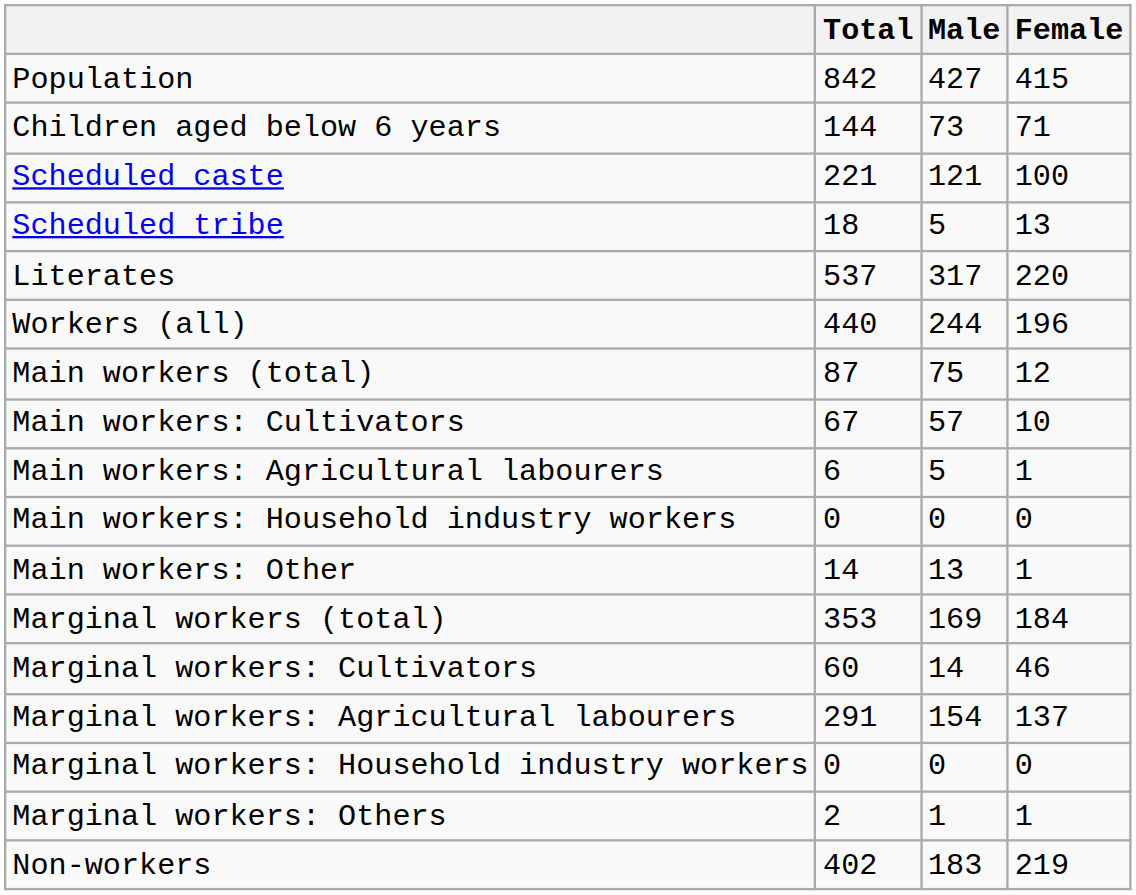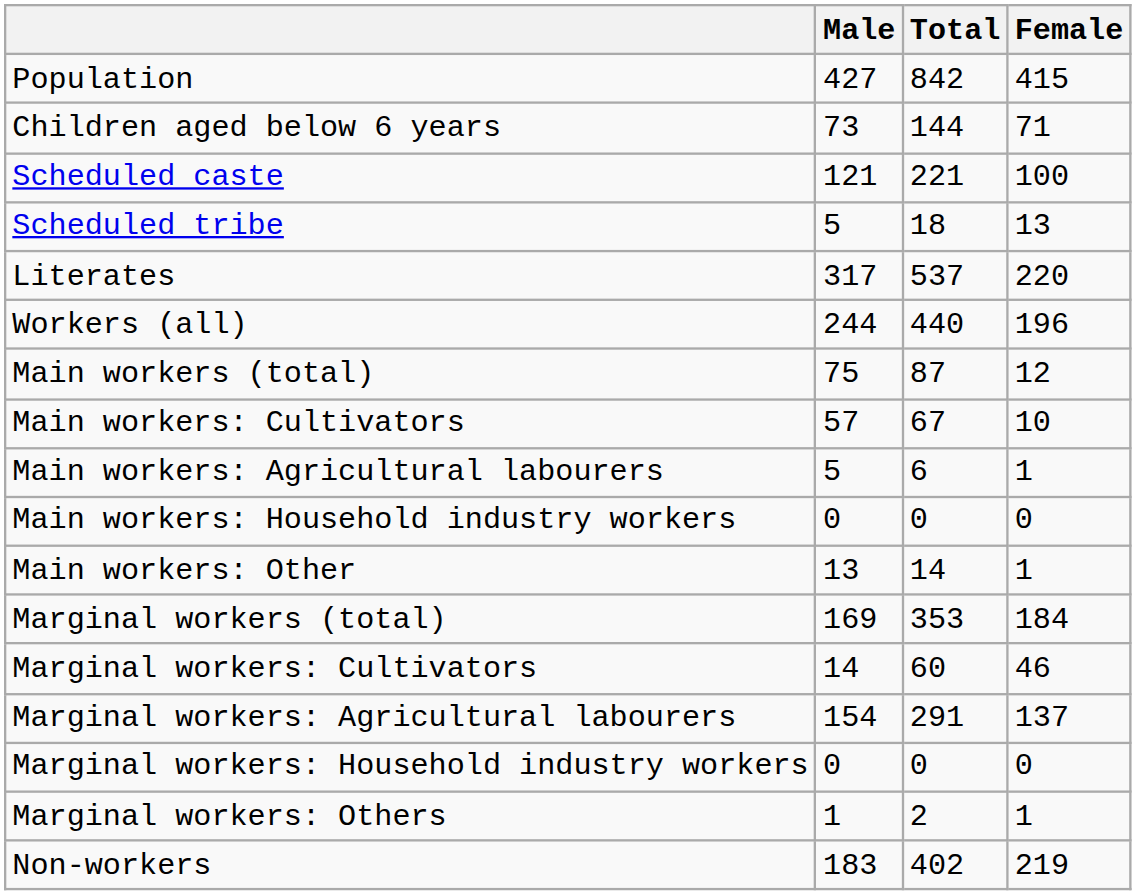columns swapped: (868, 30) <-> (964, 30)
